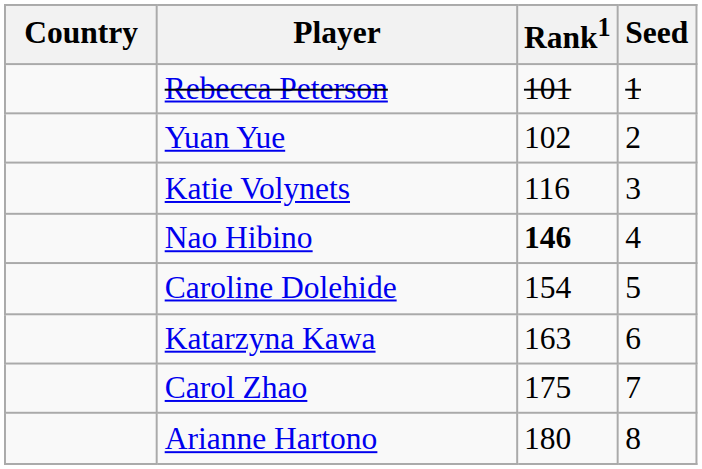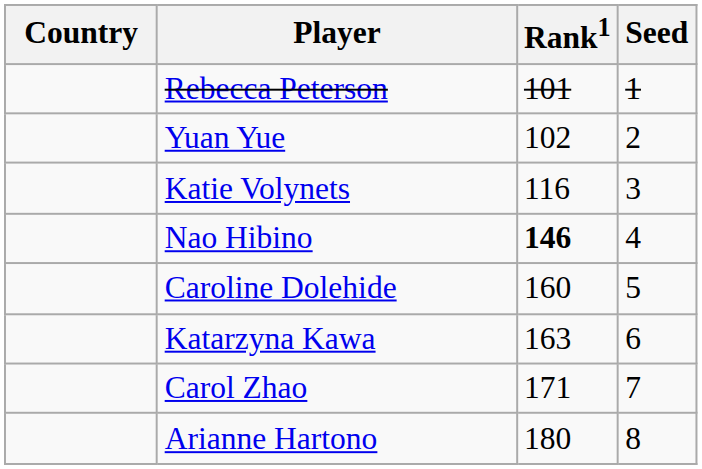(548, 287) 154 -> (548, 287) 160
(548, 387) 175 -> (548, 387) 171
